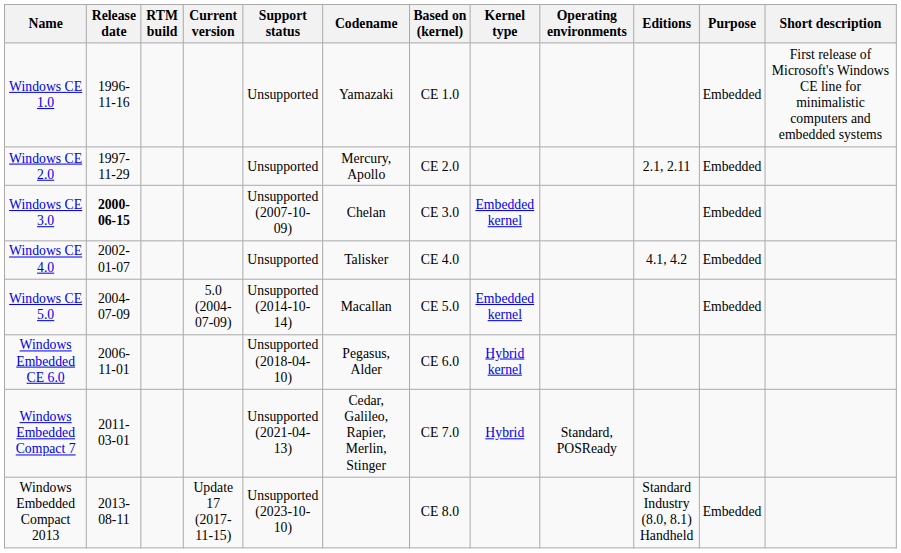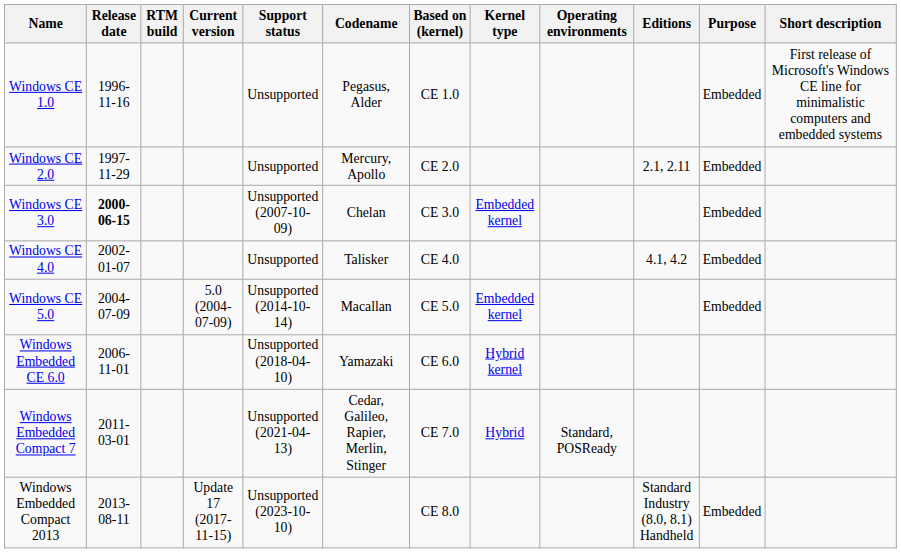(366, 94) Yamazaki -> (366, 94) Pegasus, Alder
(366, 361) Pegasus, Alder -> (366, 361) Yamazaki
